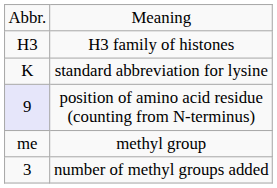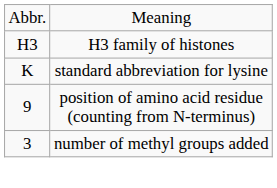(27, 107) lavender background -> (27, 107) no background
- row: (161, 143)
